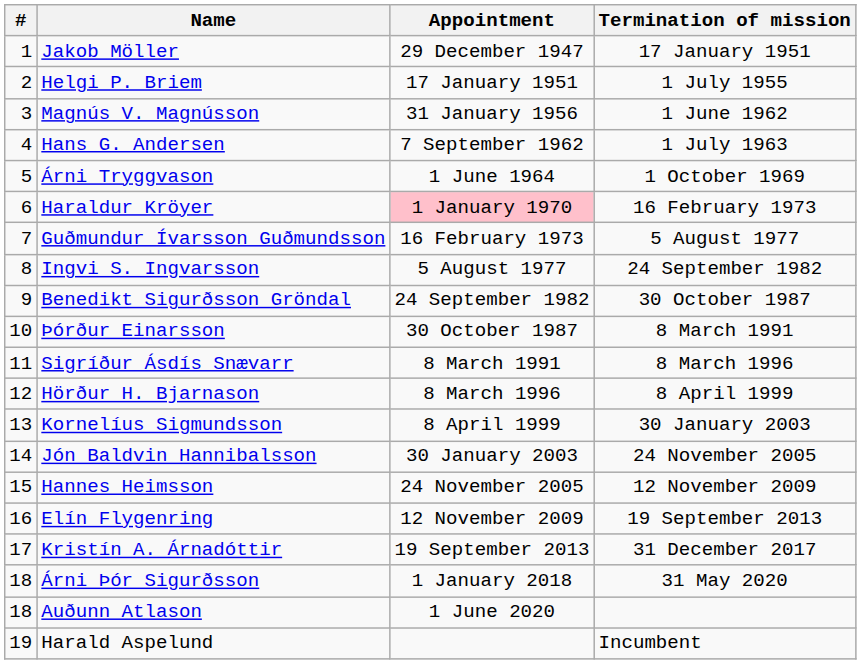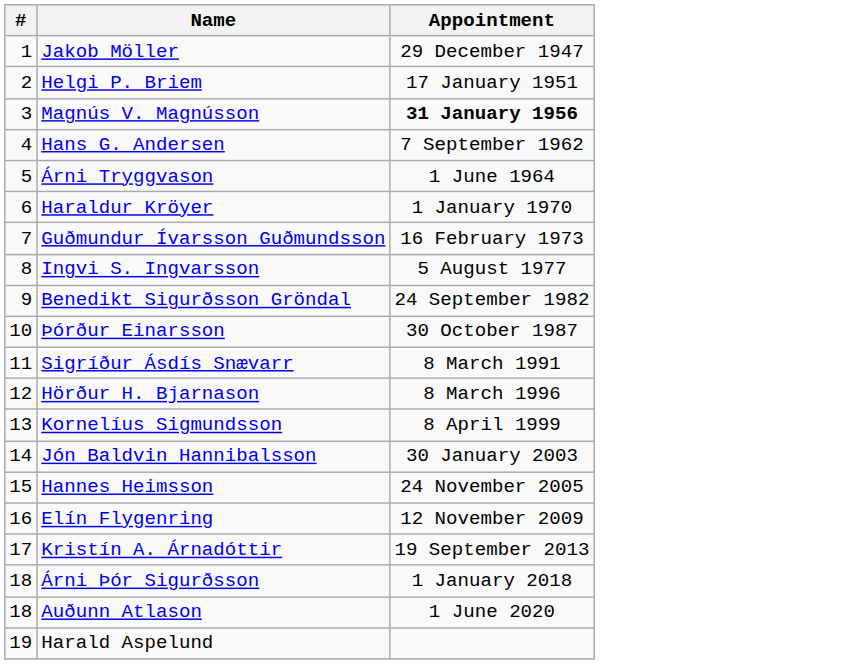- column: (725, 20)
(492, 114) normal -> (492, 114) bold
(492, 207) pink background -> (492, 207) no background
